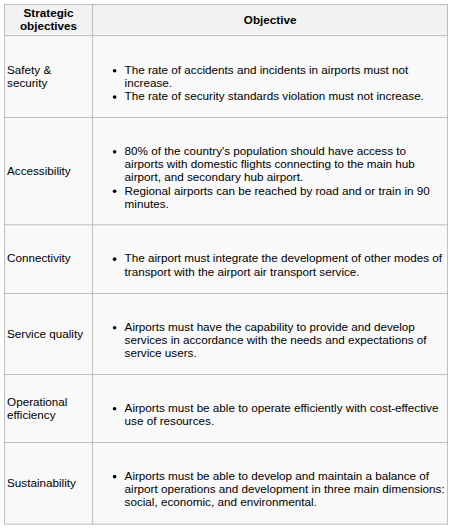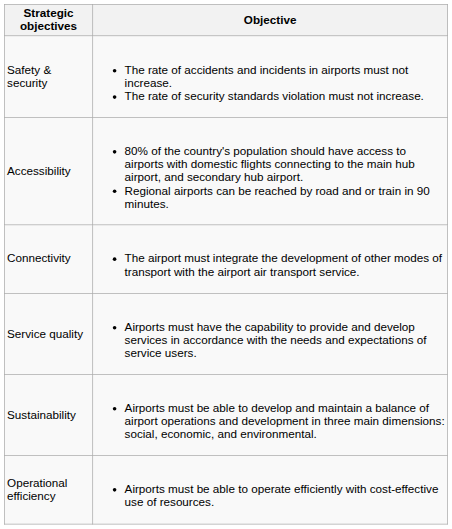rows swapped: (37, 408) <-> (41, 483)
